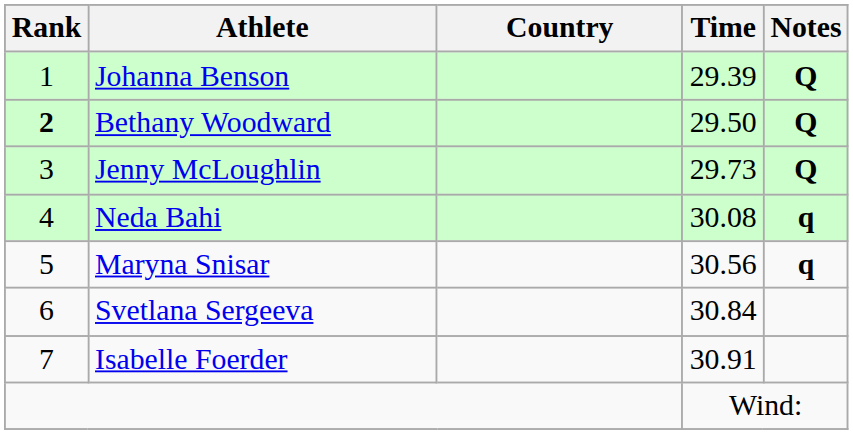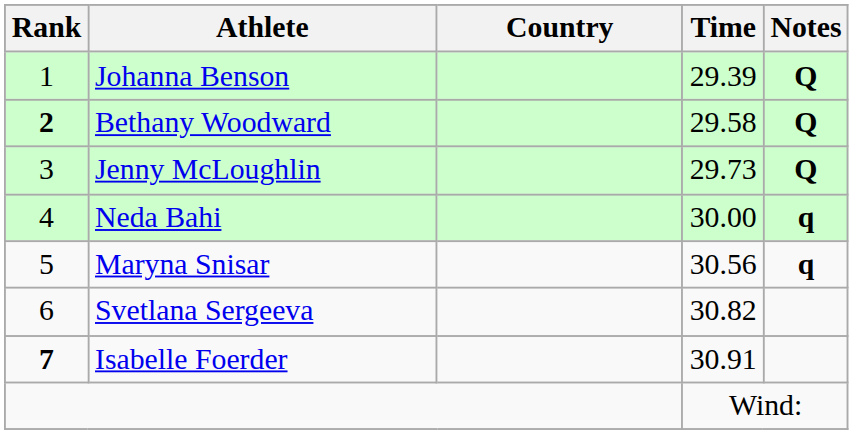(723, 122) 29.50 -> (723, 122) 29.58
(723, 216) 30.08 -> (723, 216) 30.00
(723, 311) 30.84 -> (723, 311) 30.82
(47, 358) normal -> (47, 358) bold
